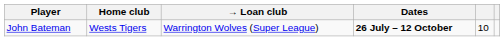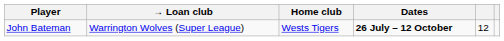columns swapped: (124, 12) <-> (257, 12)
(483, 28) 10 -> (483, 28) 12
